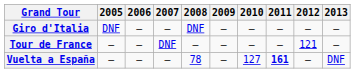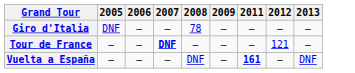- column: (252, 12)
(196, 28) DNF -> (196, 28) 78
(167, 44) normal -> (167, 44) bold
(196, 60) 78 -> (196, 60) DNF
